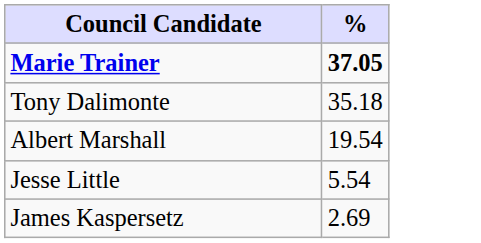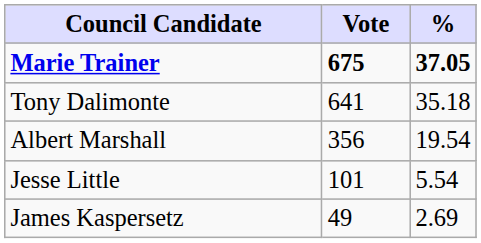+ column: (366, 23)
